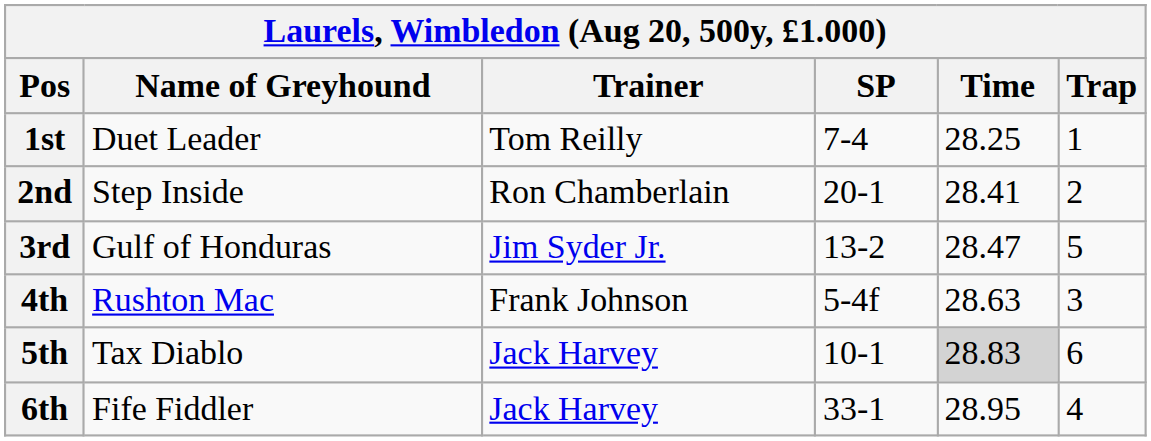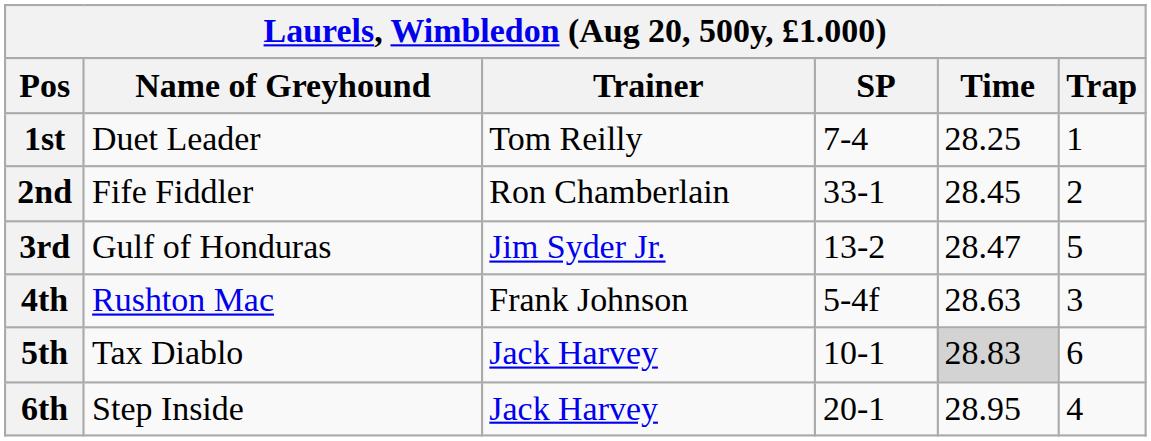(168, 192) Step Inside -> (173, 192) Fife Fiddler
(854, 192) 20-1 -> (854, 192) 33-1
(983, 192) 28.41 -> (983, 192) 28.45
(173, 407) Fife Fiddler -> (168, 407) Step Inside
(854, 407) 33-1 -> (854, 407) 20-1
